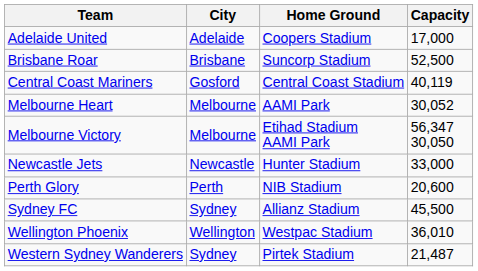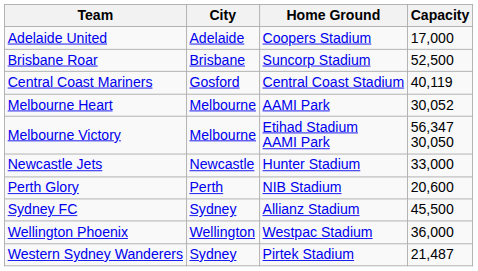(432, 232) 36,010 -> (432, 232) 36,000
